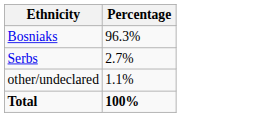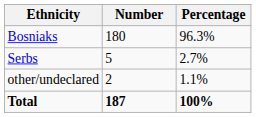+ column: (139, 15)
